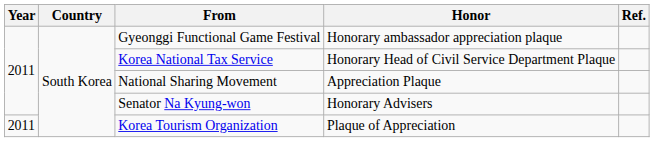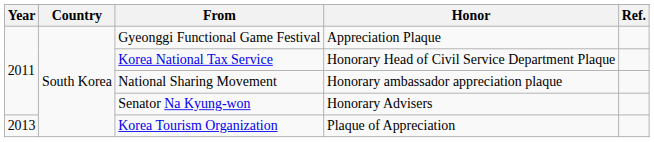(445, 37) Honorary ambassador appreciation plaque -> (384, 37) Appreciation Plaque
(384, 81) Appreciation Plaque -> (445, 81) Honorary ambassador appreciation plaque
(21, 125) 2011 -> (22, 125) 2013
